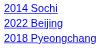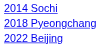rows swapped: (50, 38) <-> (34, 23)
